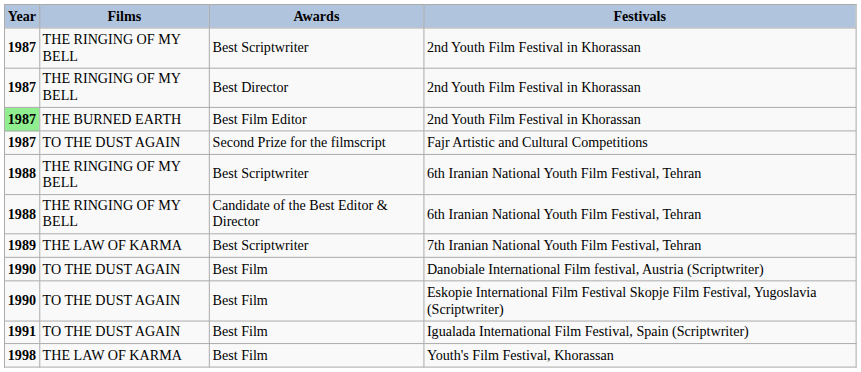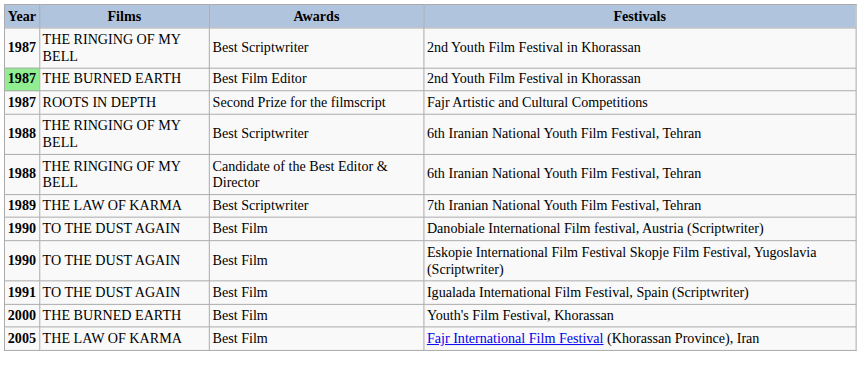- row: (250, 88)
(111, 142) TO THE DUST AGAIN -> (99, 103) ROOTS IN DEPTH
(22, 355) 1998 -> (22, 315) 2000
(112, 355) THE LAW OF KARMA -> (112, 315) THE BURNED EARTH
+ row: (240, 339)
